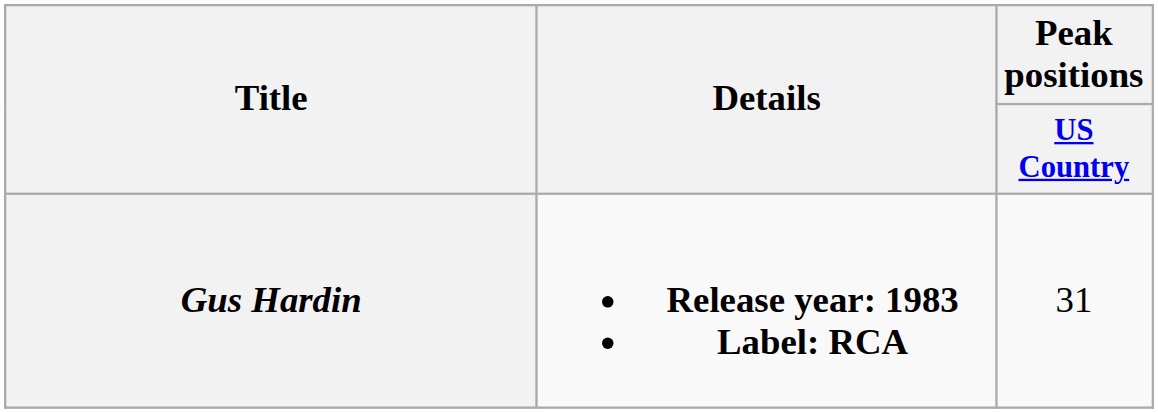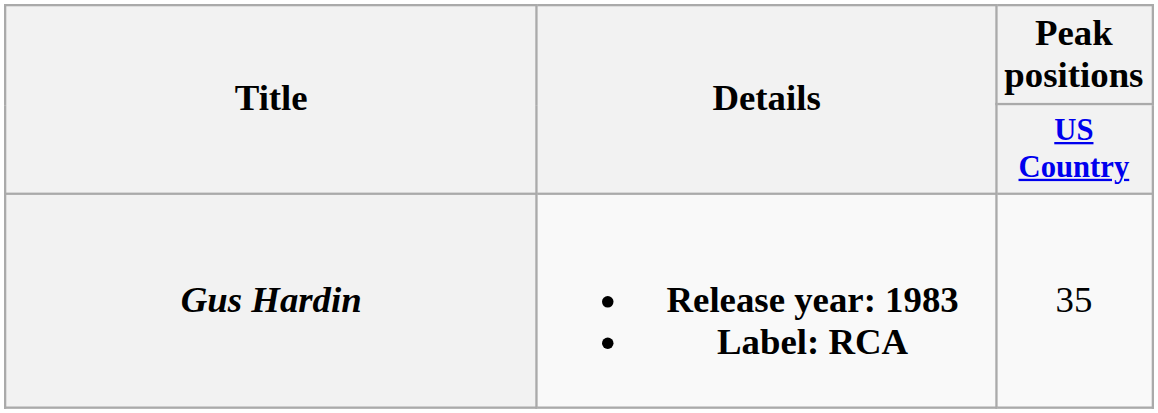(1074, 299) 31 -> (1074, 299) 35
